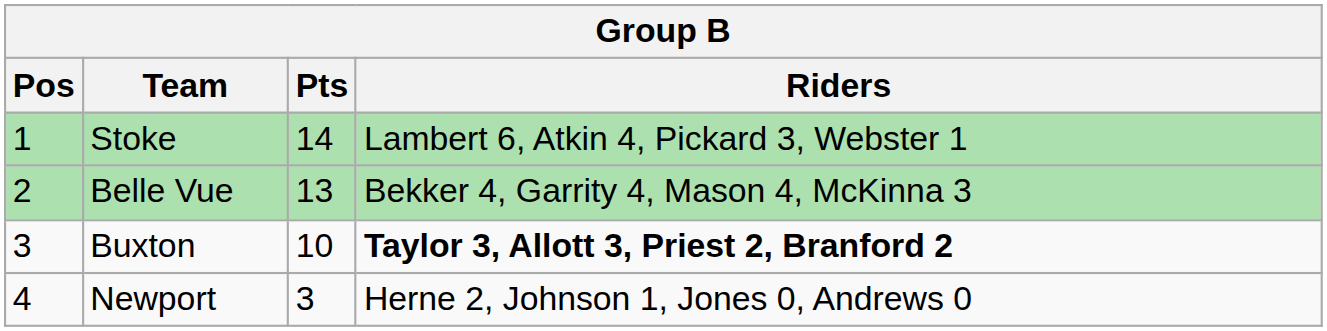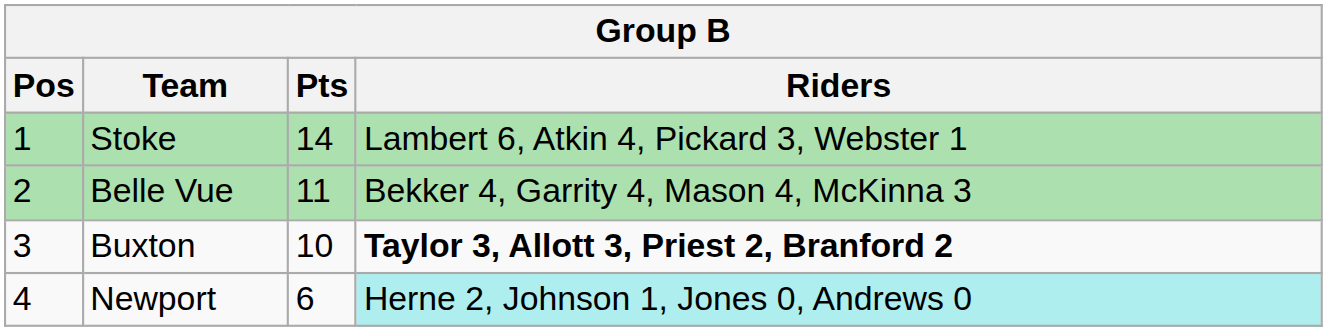(315, 191) 13 -> (313, 191) 11
(305, 298) 3 -> (305, 298) 6
(668, 298) no background -> (668, 298) paleturquoise background
